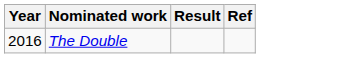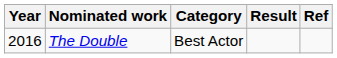+ column: (209, 16)
